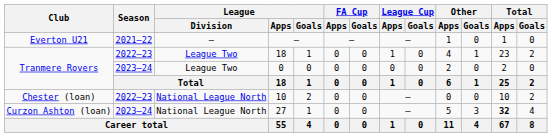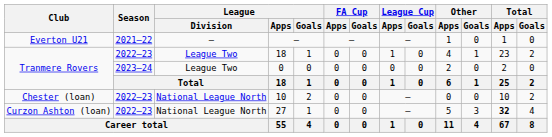(134, 111) 2023–24 -> (134, 111) 2022–23
